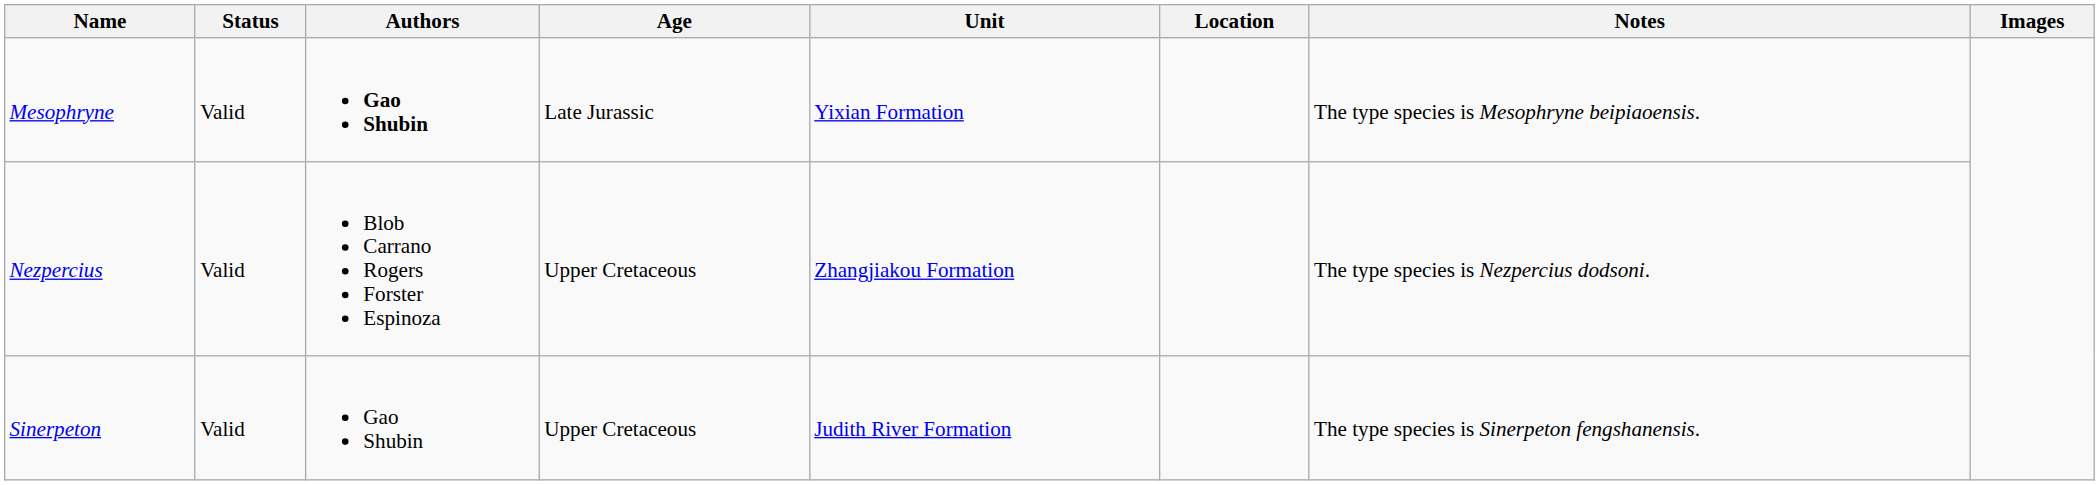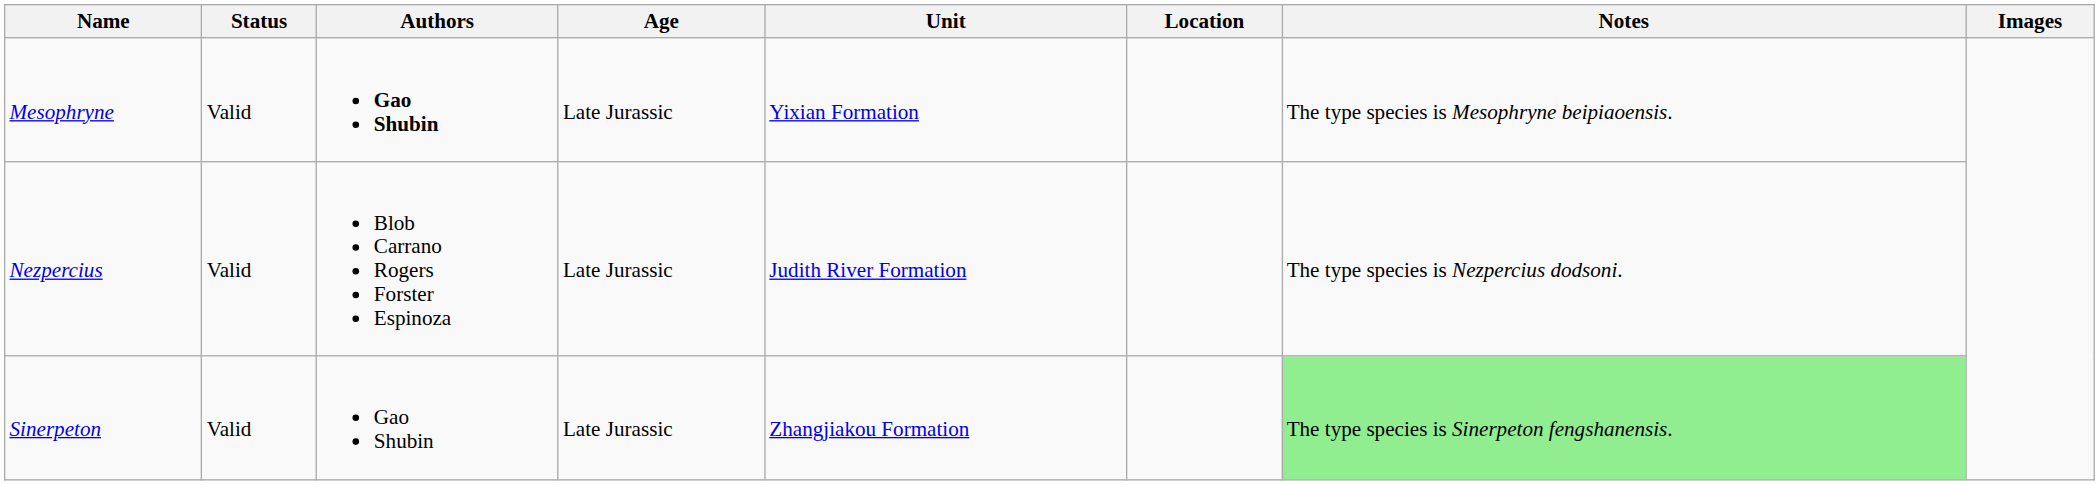(620, 270) Upper Cretaceous -> (618, 270) Late Jurassic
(914, 270) Zhangjiakou Formation -> (868, 270) Judith River Formation
(620, 429) Upper Cretaceous -> (618, 429) Late Jurassic
(913, 429) Judith River Formation -> (869, 429) Zhangjiakou Formation
(1507, 429) no background -> (1480, 429) lightgreen background
